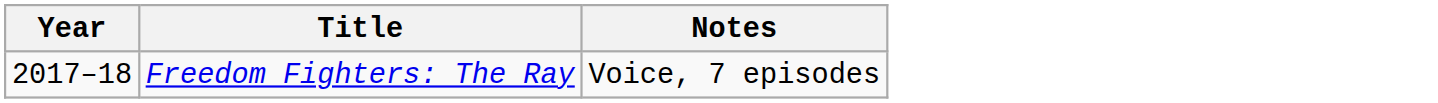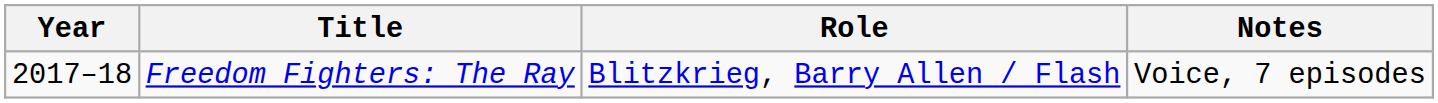+ column: (854, 28)
